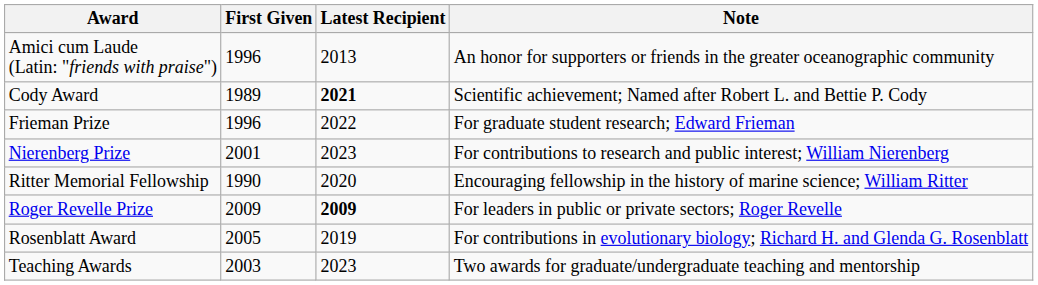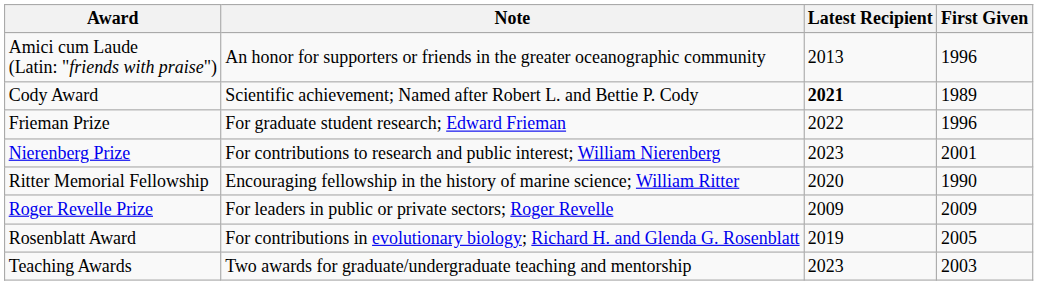columns swapped: (269, 18) <-> (741, 18)
(338, 209) bold -> (826, 209) normal
